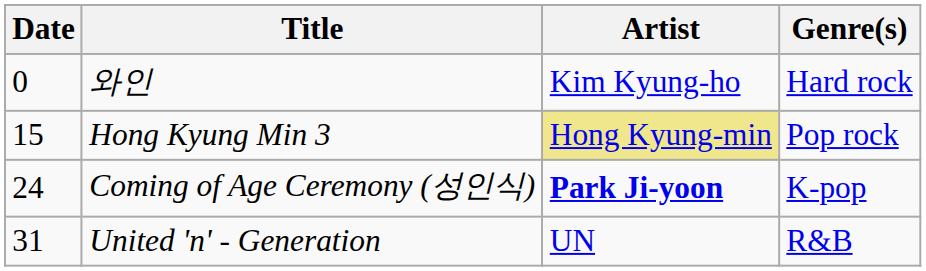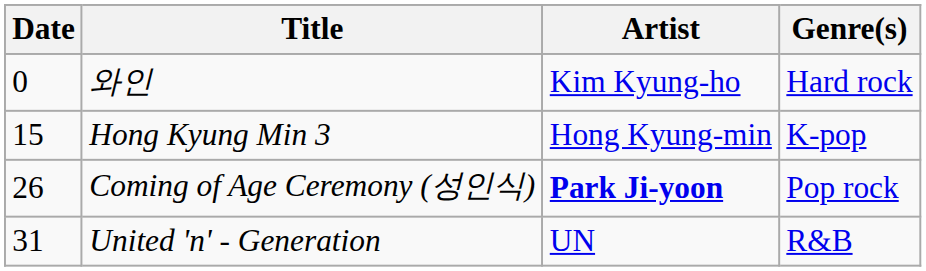(661, 134) khaki background -> (661, 134) no background
(843, 134) Pop rock -> (826, 134) K-pop
(28, 187) 24 -> (28, 187) 26
(826, 187) K-pop -> (843, 187) Pop rock
